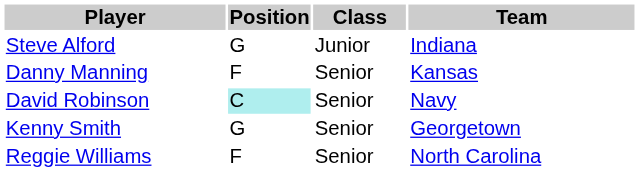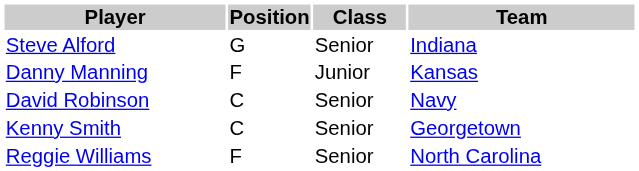(342, 45) Junior -> (344, 45) Senior
(344, 72) Senior -> (342, 72) Junior
(237, 100) paleturquoise background -> (237, 100) no background
(237, 128) G -> (237, 128) C
